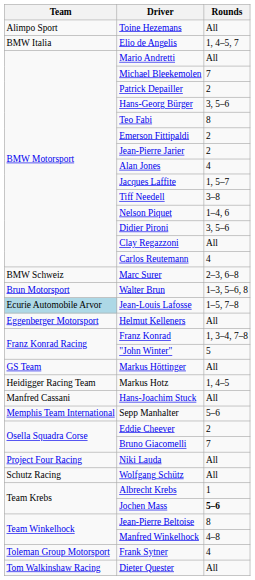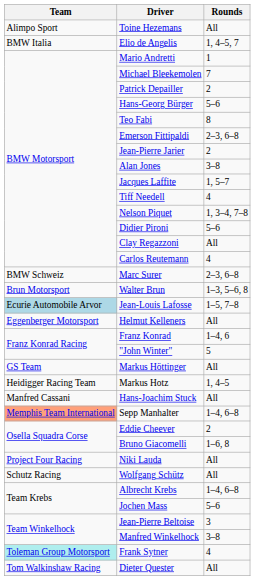(212, 58) All -> (208, 58) 1
(218, 105) 3, 5–6 -> (213, 105) 5–6
(208, 136) 2 -> (222, 136) 2–3, 6–8
(208, 166) 4 -> (213, 166) 3–8
(213, 197) 3–8 -> (208, 197) 4
(218, 213) 1–4, 6 -> (227, 213) 1, 3–4, 7–8
(218, 228) 3, 5–6 -> (213, 228) 5–6
(227, 336) 1, 3–4, 7–8 -> (218, 336) 1–4, 6
(61, 413) no background -> (61, 413) lightsalmon background
(213, 413) 5–6 -> (222, 413) 1–4, 6–8
(208, 444) 7 -> (218, 444) 1–6, 8
(208, 491) 1 -> (222, 491) 1–4, 6–8
(213, 506) bold -> (213, 506) normal
(208, 522) 8 -> (208, 522) 3
(213, 537) 4–8 -> (213, 537) 3–8
(58, 552) no background -> (58, 552) paleturquoise background
